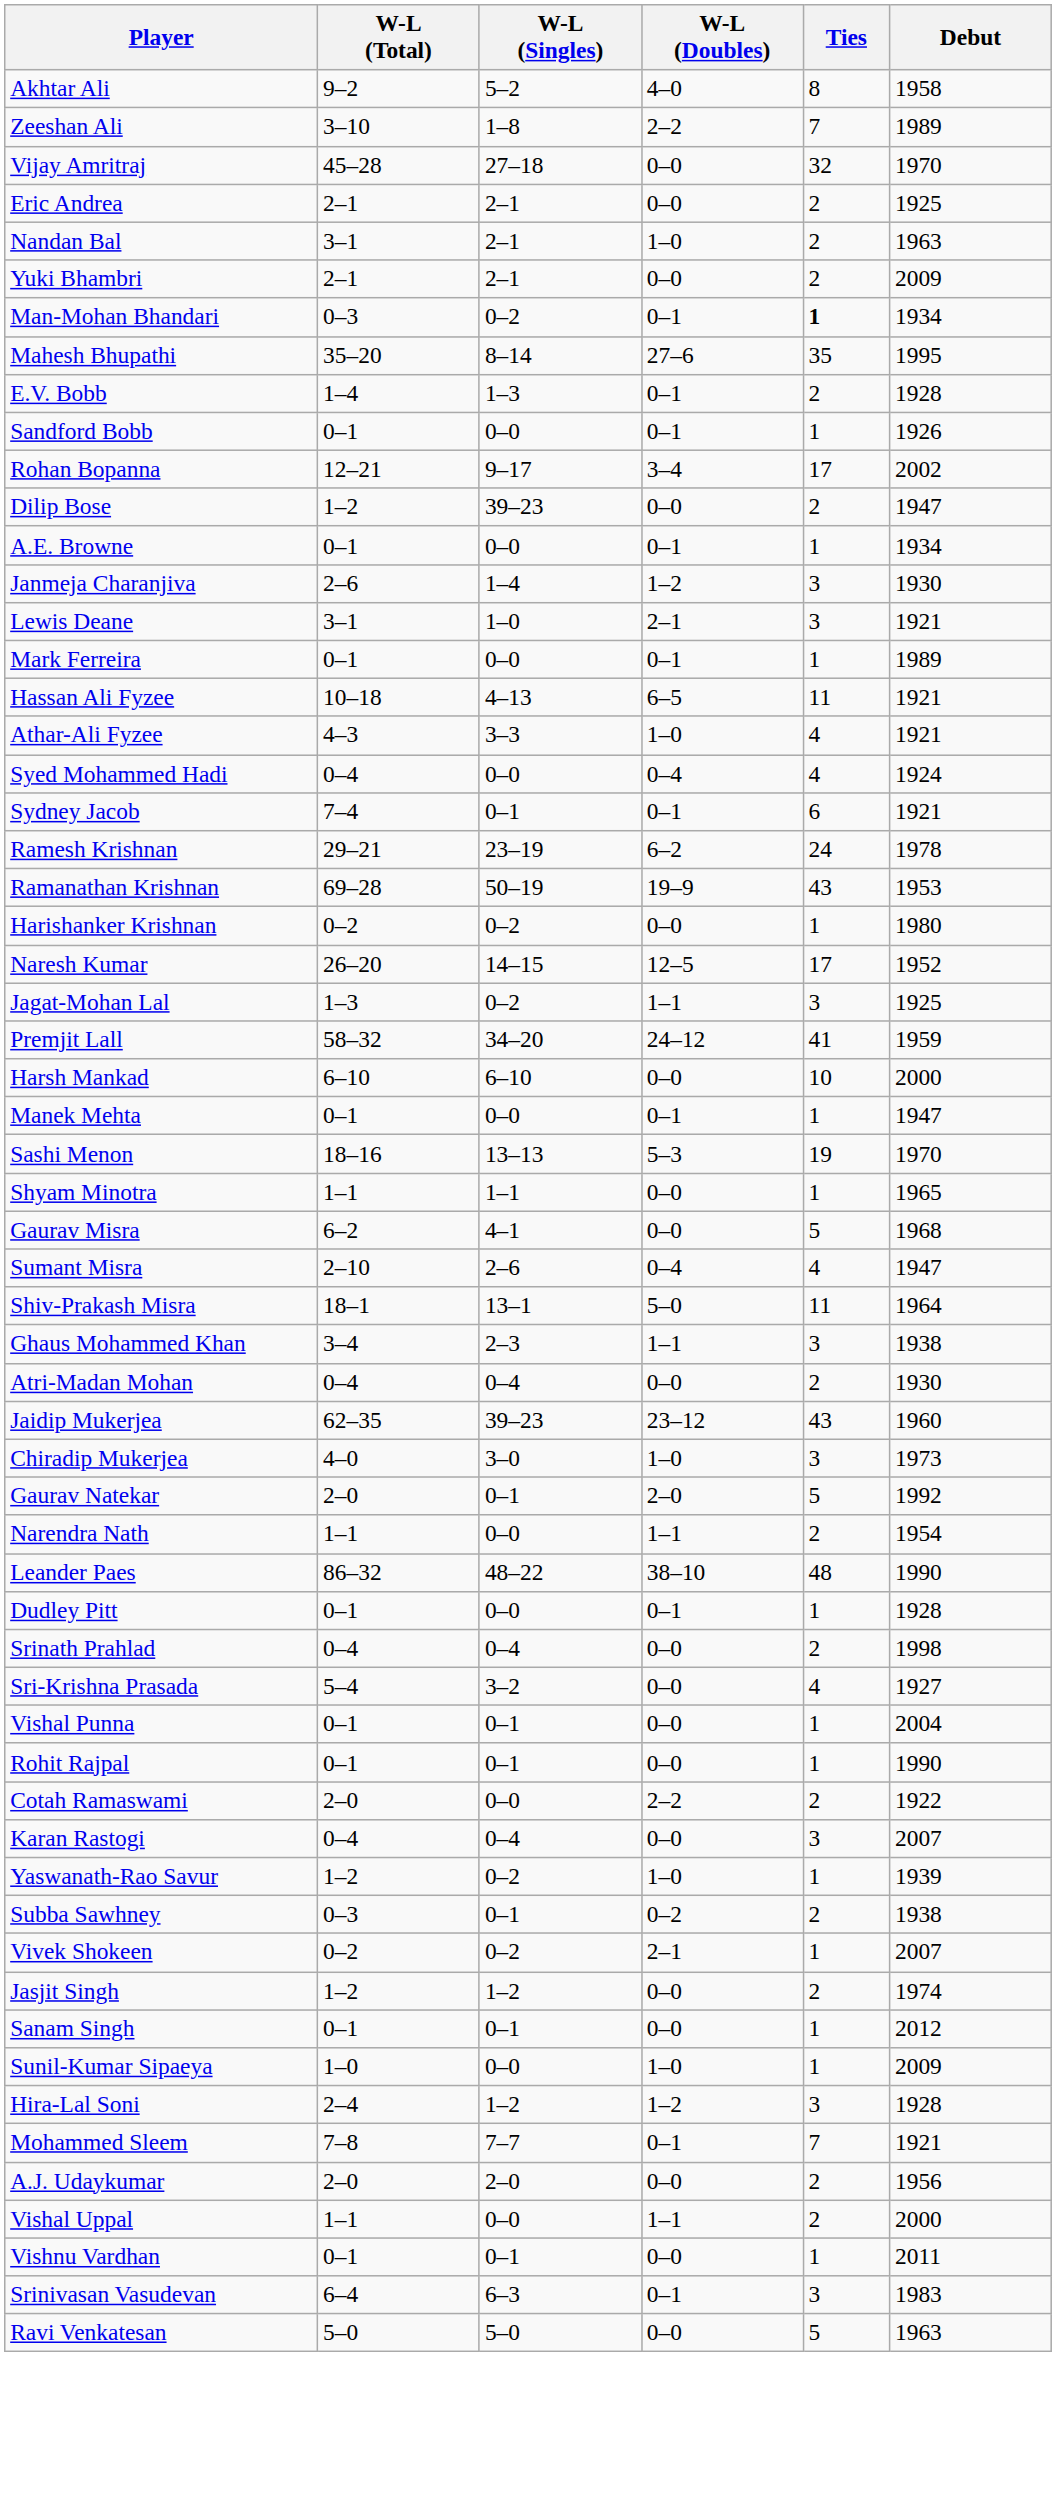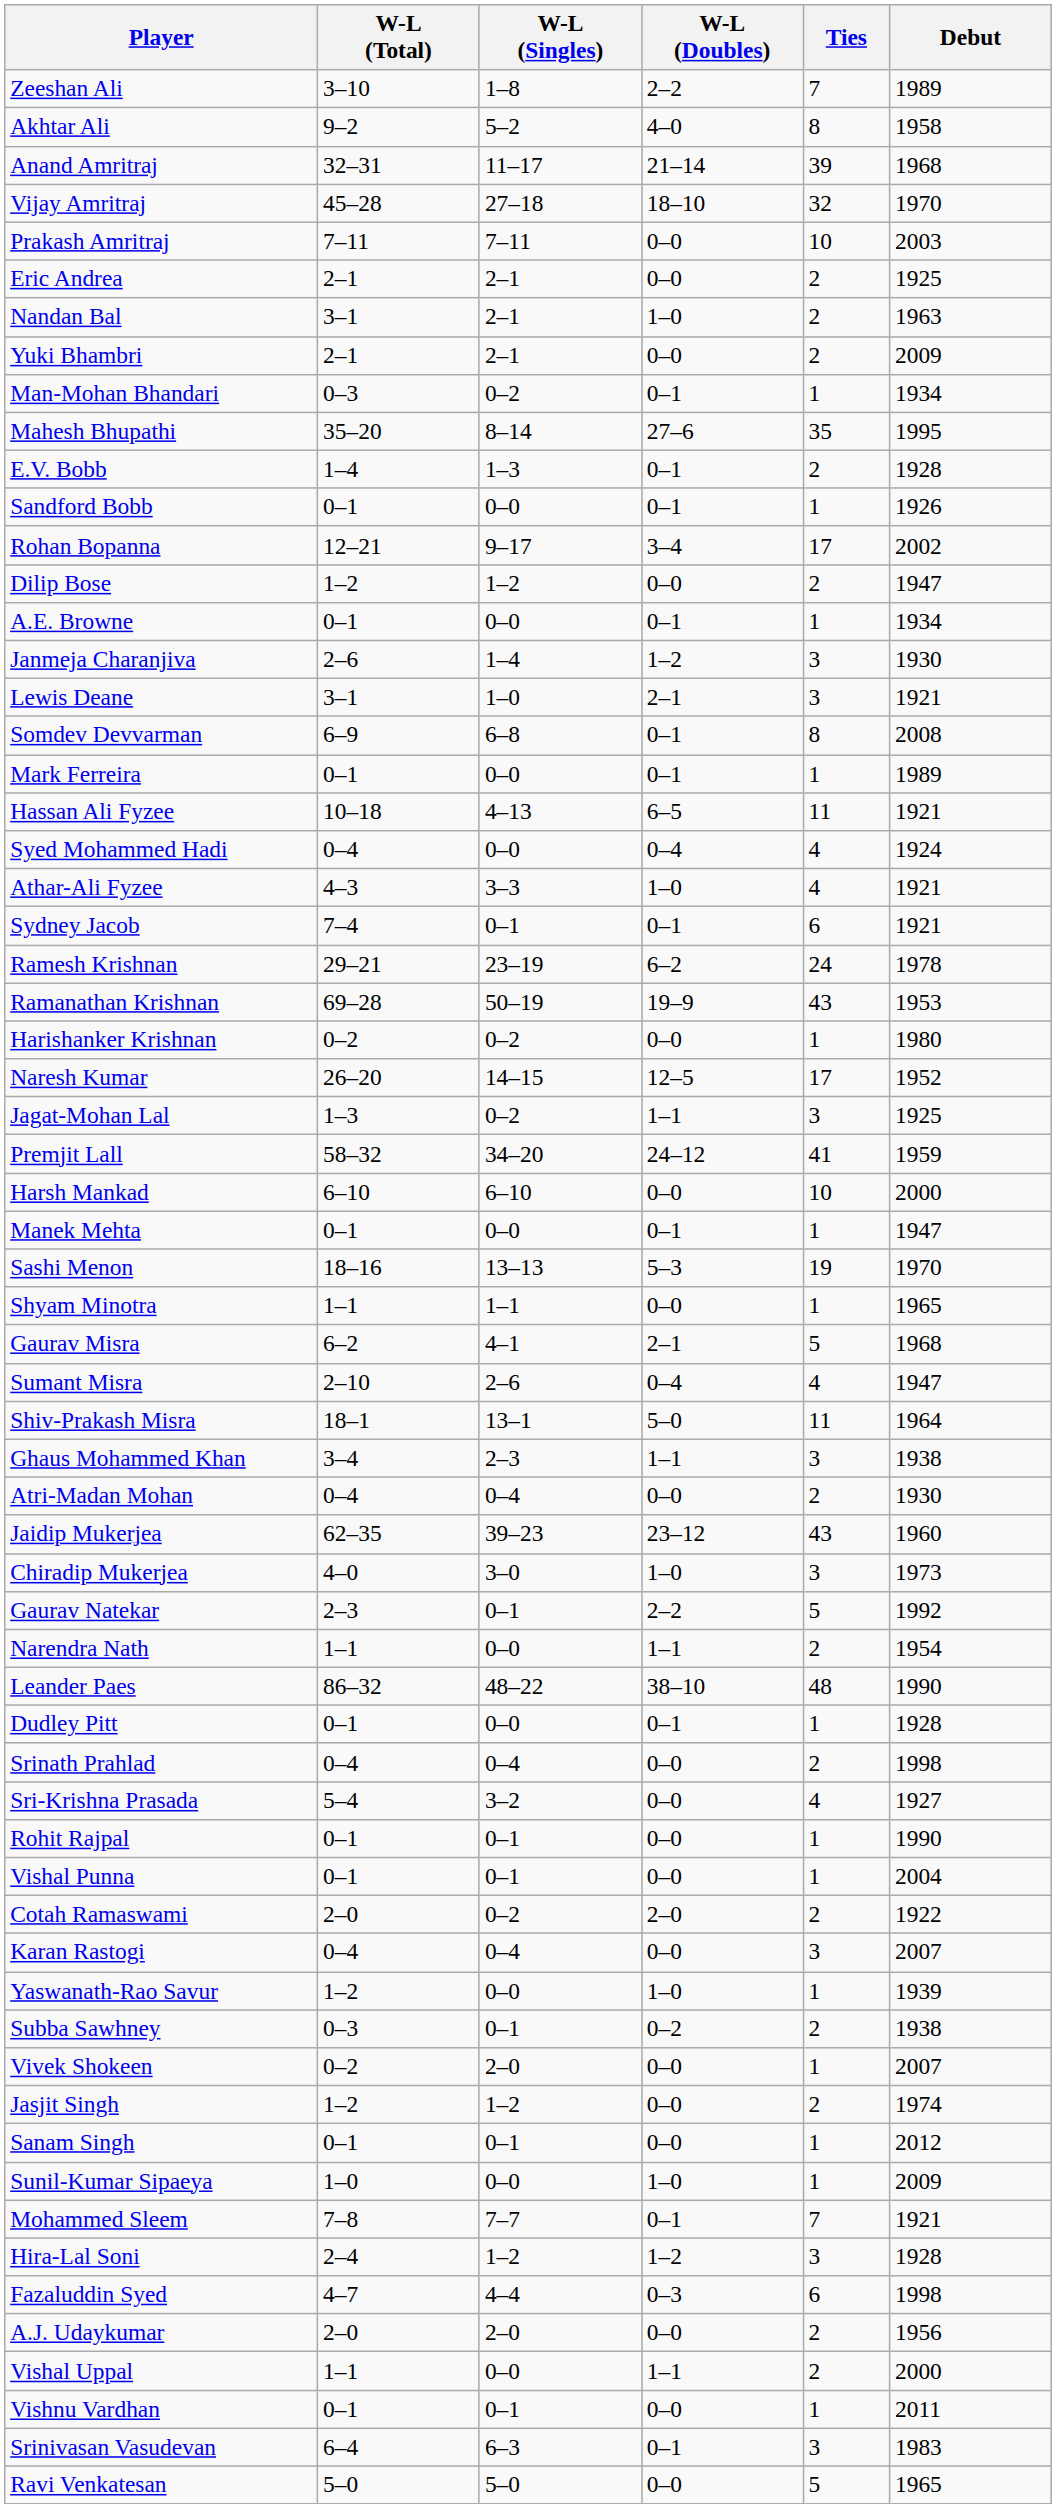rows swapped: (66, 126) <-> (60, 88)
+ row: (84, 164)
(664, 164) 0–0 -> (676, 202) 18–10
+ row: (90, 240)
(814, 316) bold -> (814, 392) normal
(514, 506) 39–23 -> (502, 582) 1–2
+ row: (106, 734)
rows swapped: (86, 734) <-> (119, 772)
(664, 1229) 0–0 -> (664, 1343) 2–1
(341, 1495) 2–0 -> (341, 1609) 2–3
(664, 1495) 2–0 -> (664, 1609) 2–2
rows swapped: (72, 1723) <-> (70, 1761)
(502, 1799) 0–0 -> (502, 1913) 0–2
(664, 1799) 2–2 -> (664, 1913) 2–0
(502, 1875) 0–2 -> (502, 1989) 0–0
(502, 1951) 0–2 -> (502, 2065) 2–0
(664, 1951) 2–1 -> (664, 2065) 0–0
rows swapped: (99, 2142) <-> (75, 2104)
+ row: (89, 2294)
(918, 2332) 1963 -> (918, 2484) 1965
